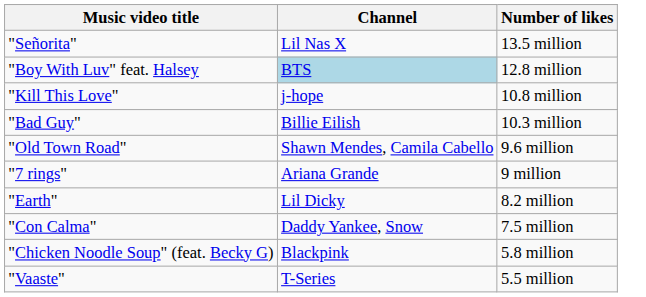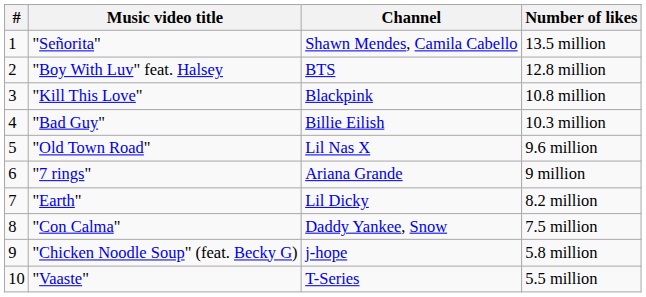+ column: (17, 17)
(314, 43) Lil Nas X -> (411, 43) Shawn Mendes, Camila Cabello
(296, 69) lightblue background -> (320, 69) no background
(302, 95) j-hope -> (339, 95) Blackpink
(387, 148) Shawn Mendes, Camila Cabello -> (338, 148) Lil Nas X
(315, 252) Blackpink -> (326, 252) j-hope
